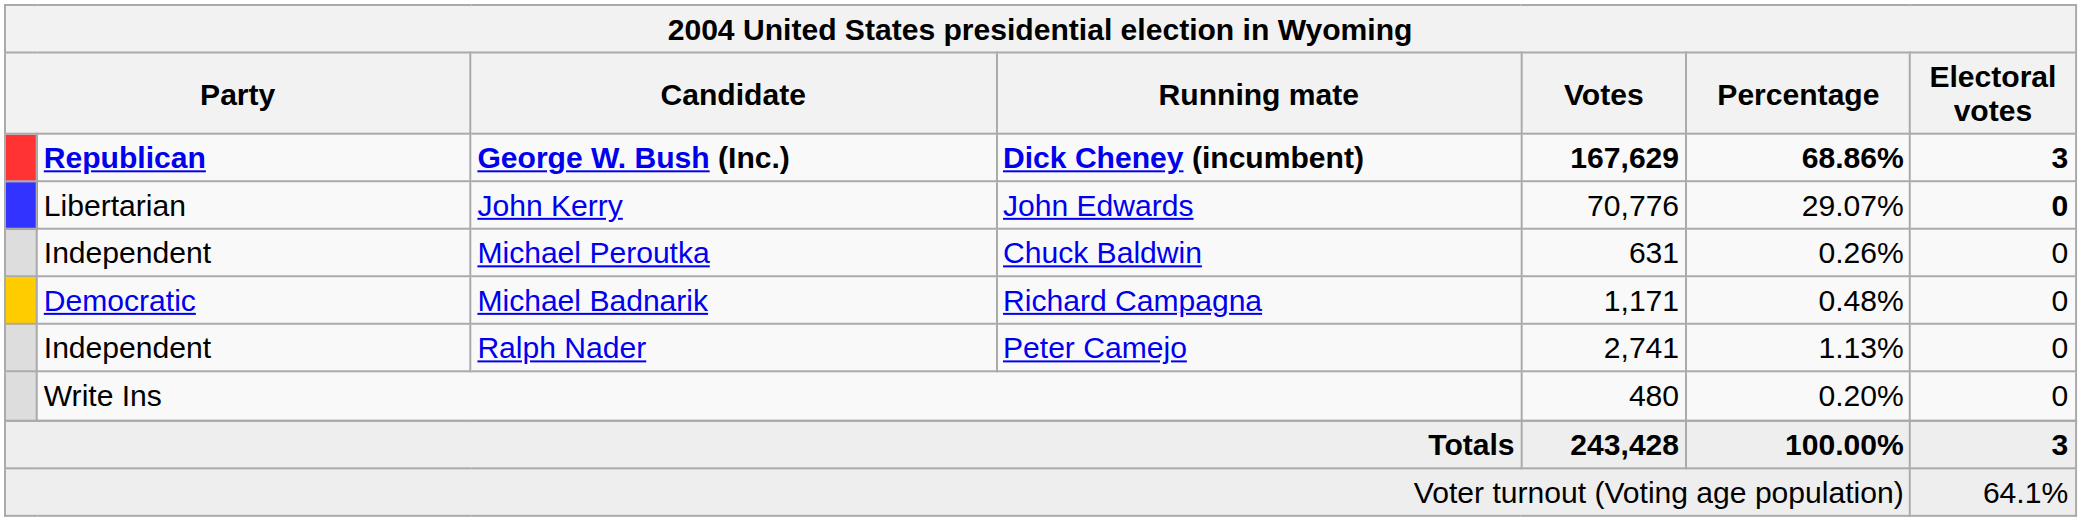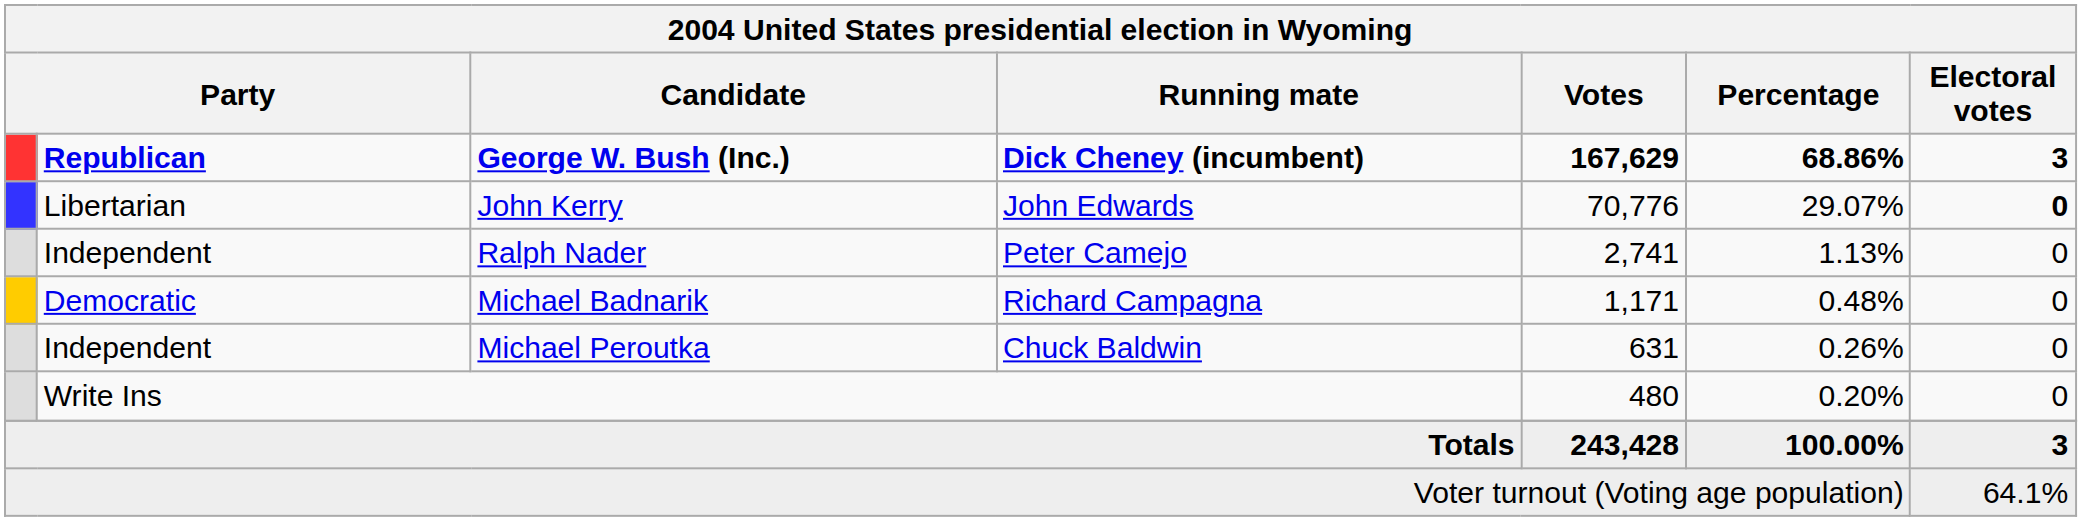rows swapped: (562, 349) <-> (594, 253)
